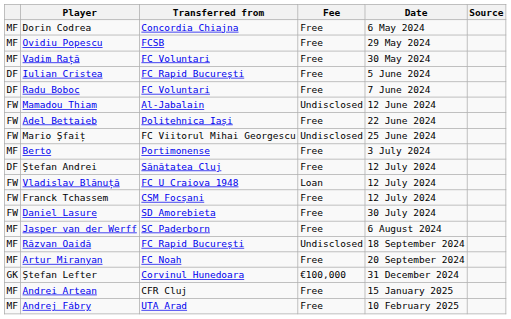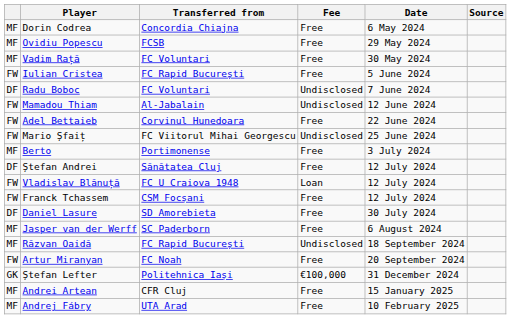(12, 74) DF -> (12, 74) FW
(312, 89) Free -> (332, 89) Undisclosed
(187, 120) Politehnica Iași -> (193, 120) Corvinul Hunedoara
(12, 213) FW -> (12, 213) DF
(12, 260) MF -> (12, 260) FW
(193, 275) Corvinul Hunedoara -> (187, 275) Politehnica Iași
